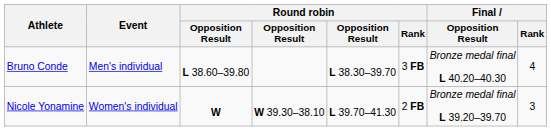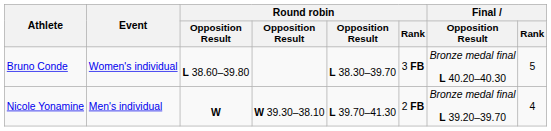(126, 67) Men's individual -> (133, 67) Women's individual
(532, 67) 4 -> (532, 67) 5
(133, 107) Women's individual -> (126, 107) Men's individual
(532, 107) 3 -> (532, 107) 4
